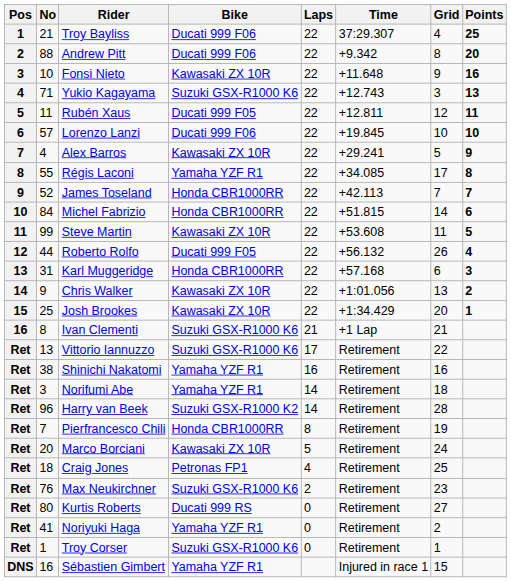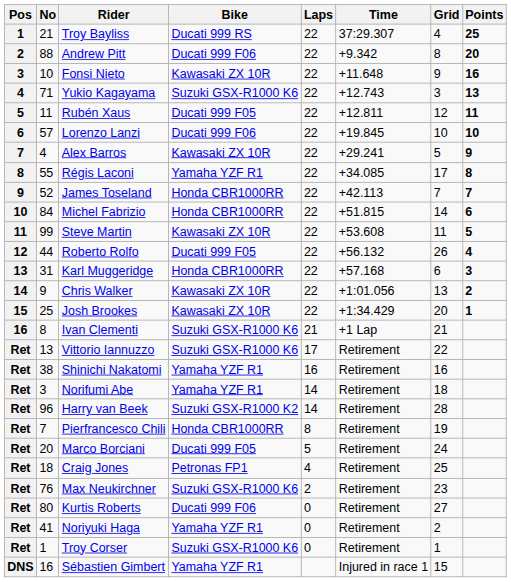(214, 34) Ducati 999 F06 -> (212, 34) Ducati 999 RS
(221, 449) Kawasaki ZX 10R -> (214, 449) Ducati 999 F05
(212, 508) Ducati 999 RS -> (214, 508) Ducati 999 F06
